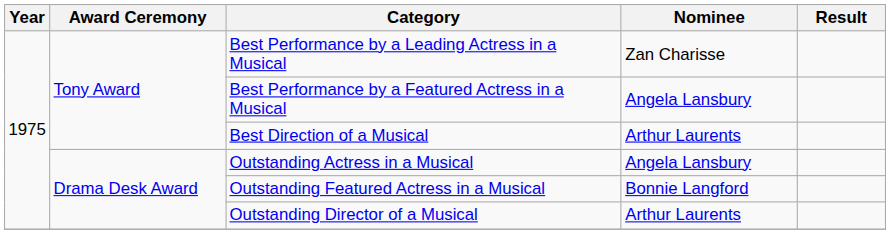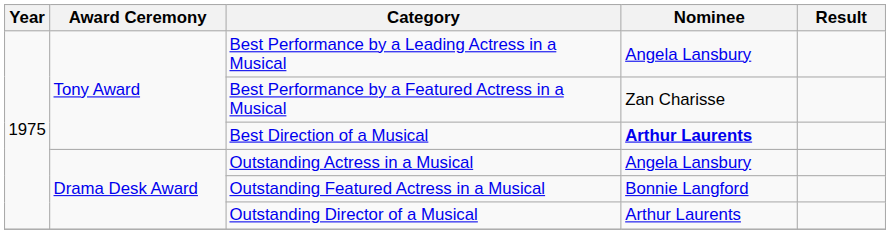(675, 53) Zan Charisse -> (688, 53) Angela Lansbury
(688, 99) Angela Lansbury -> (675, 99) Zan Charisse
(683, 135) normal -> (689, 135) bold
